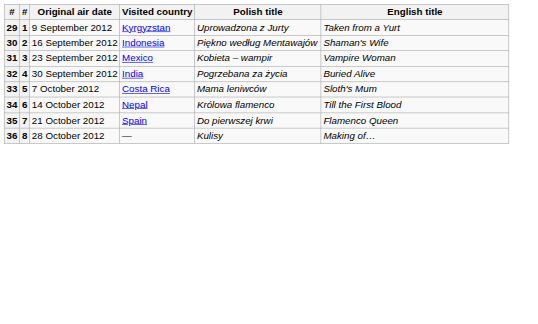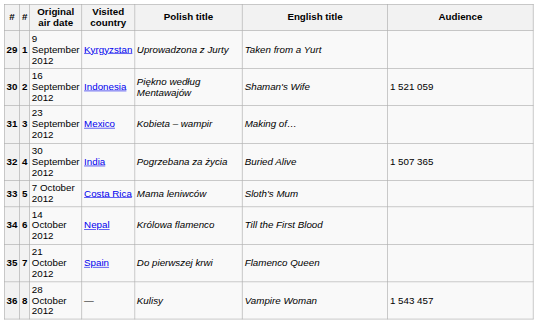+ column: (460, 17)
(360, 58) Vampire Woman -> (271, 124) Making of…
(349, 136) Making of… -> (281, 300) Vampire Woman
